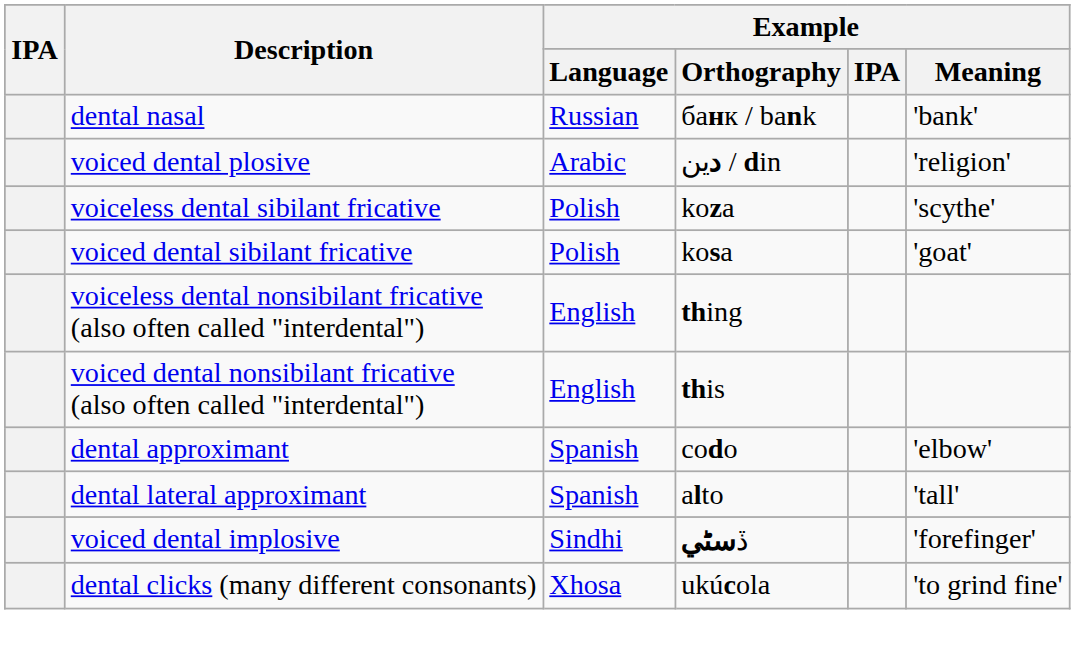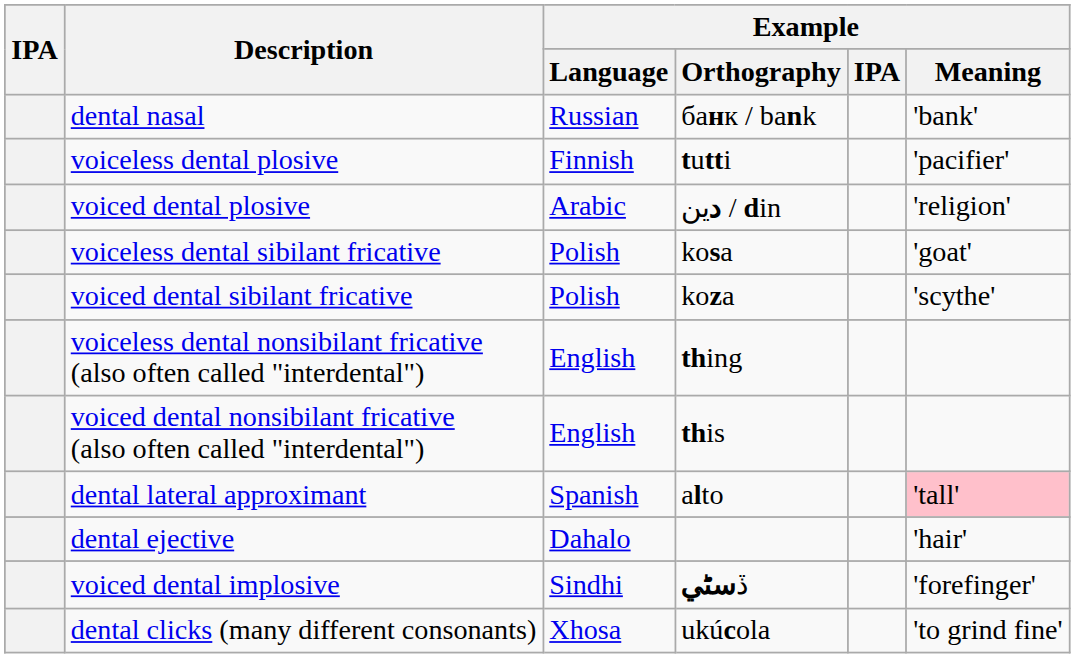+ row: (205, 160)
(708, 207) koza -> (707, 251) kosa
(954, 207) 'scythe' -> (942, 251) 'goat'
(707, 251) kosa -> (708, 296) koza
(942, 251) 'goat' -> (954, 296) 'scythe'
- row: (180, 449)
(936, 493) no background -> (936, 493) pink background
+ row: (152, 538)
